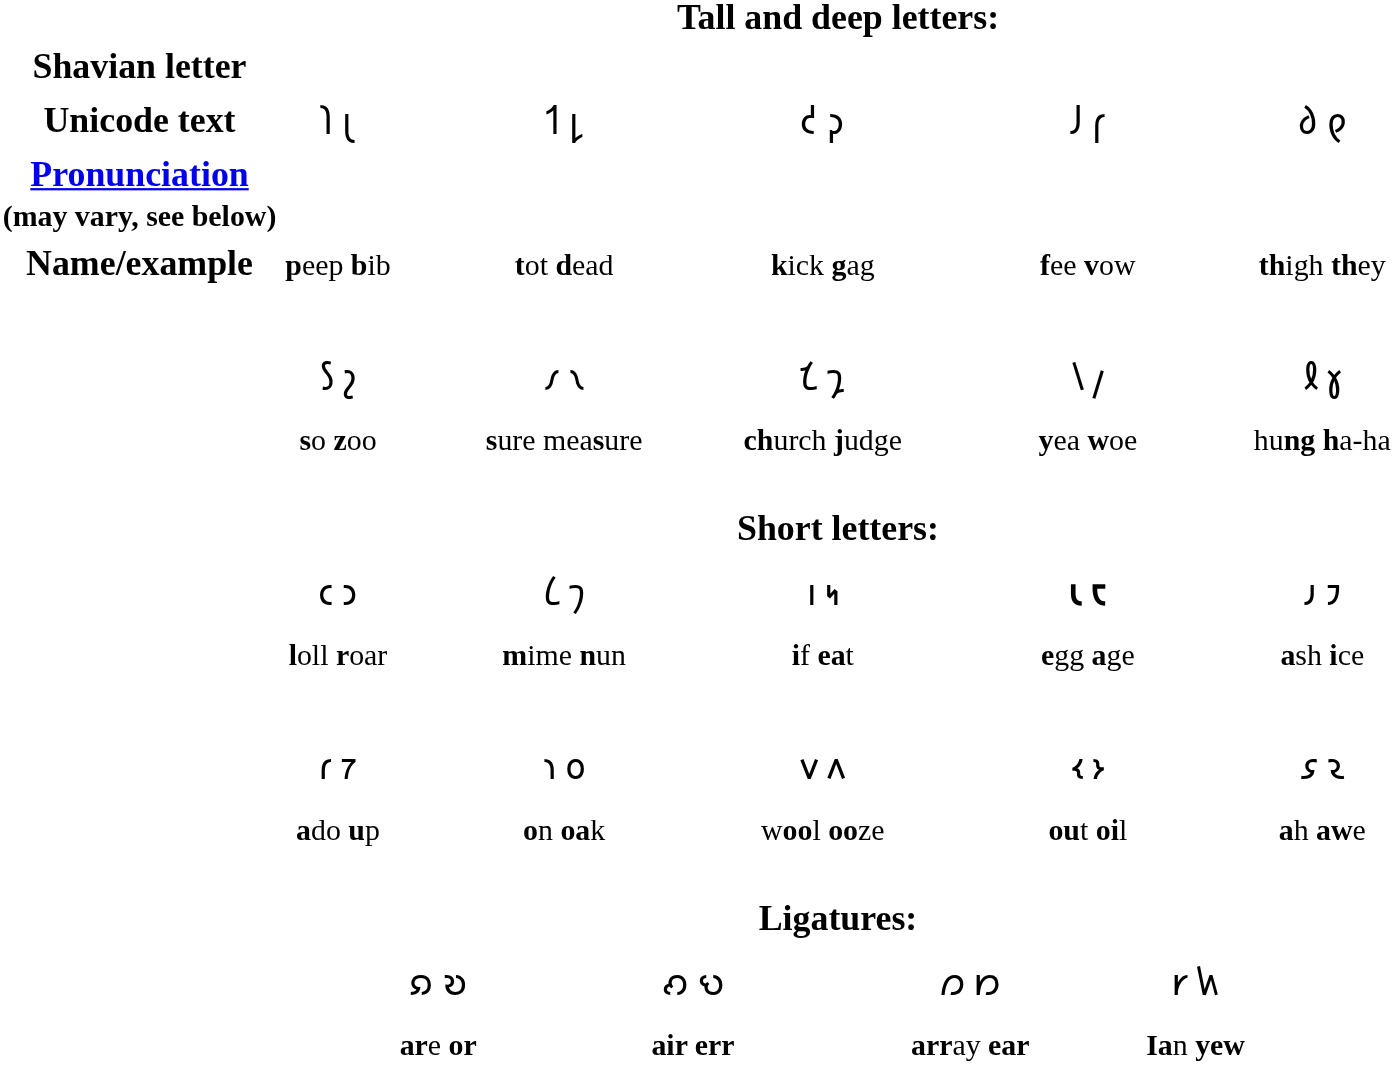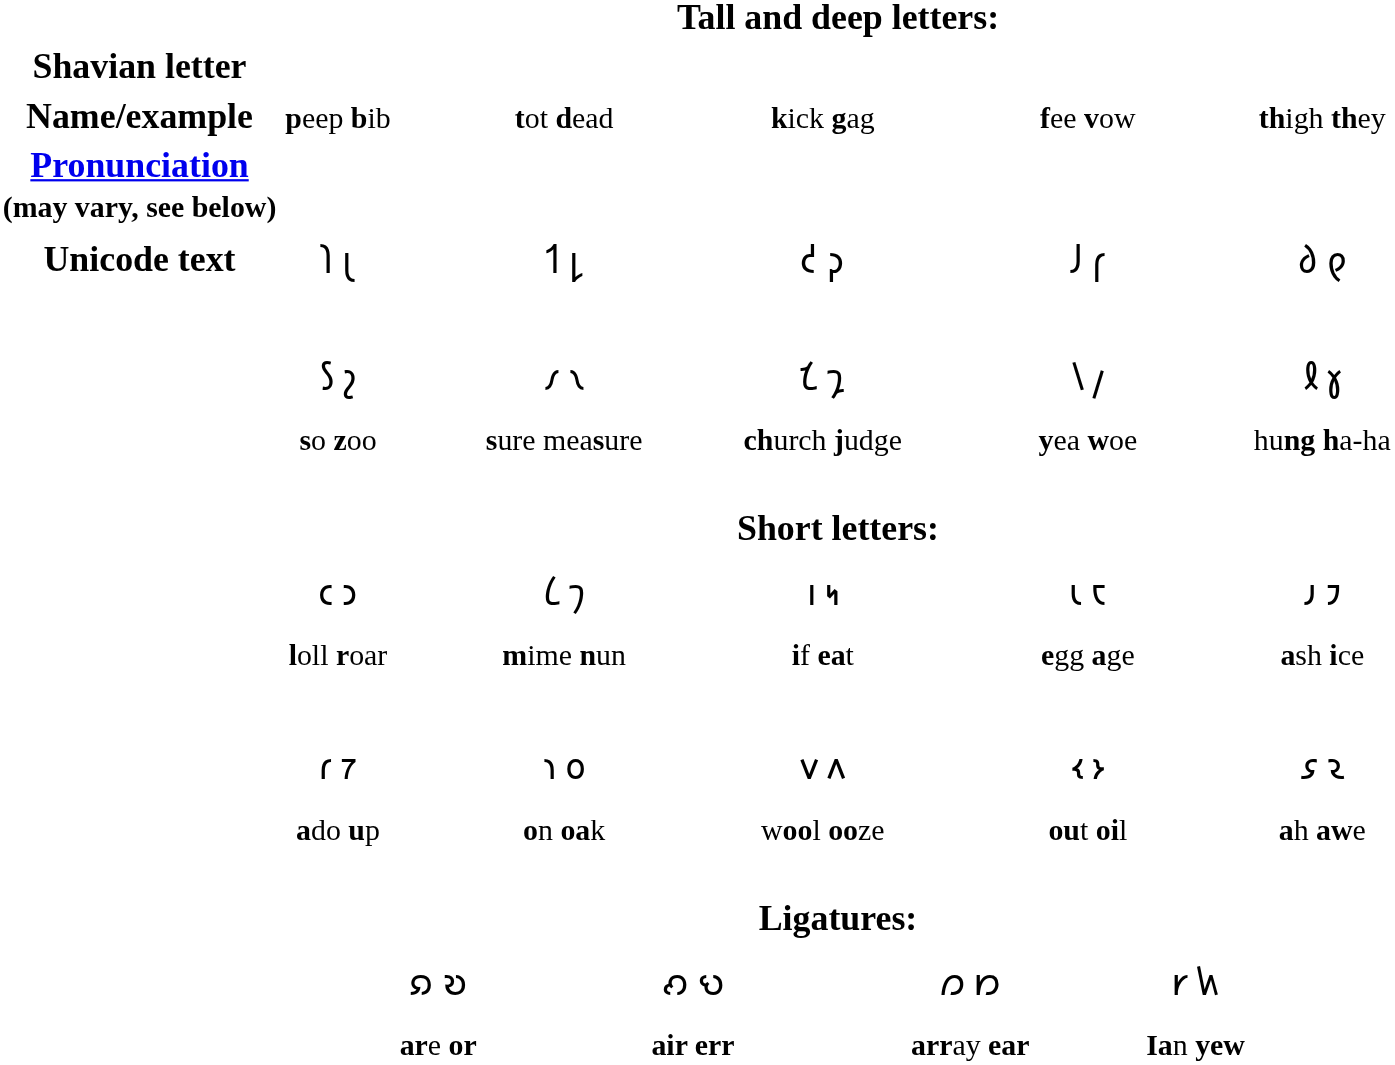rows swapped: (140, 120) <-> (140, 263)
(1088, 592) bold -> (1088, 592) normal
